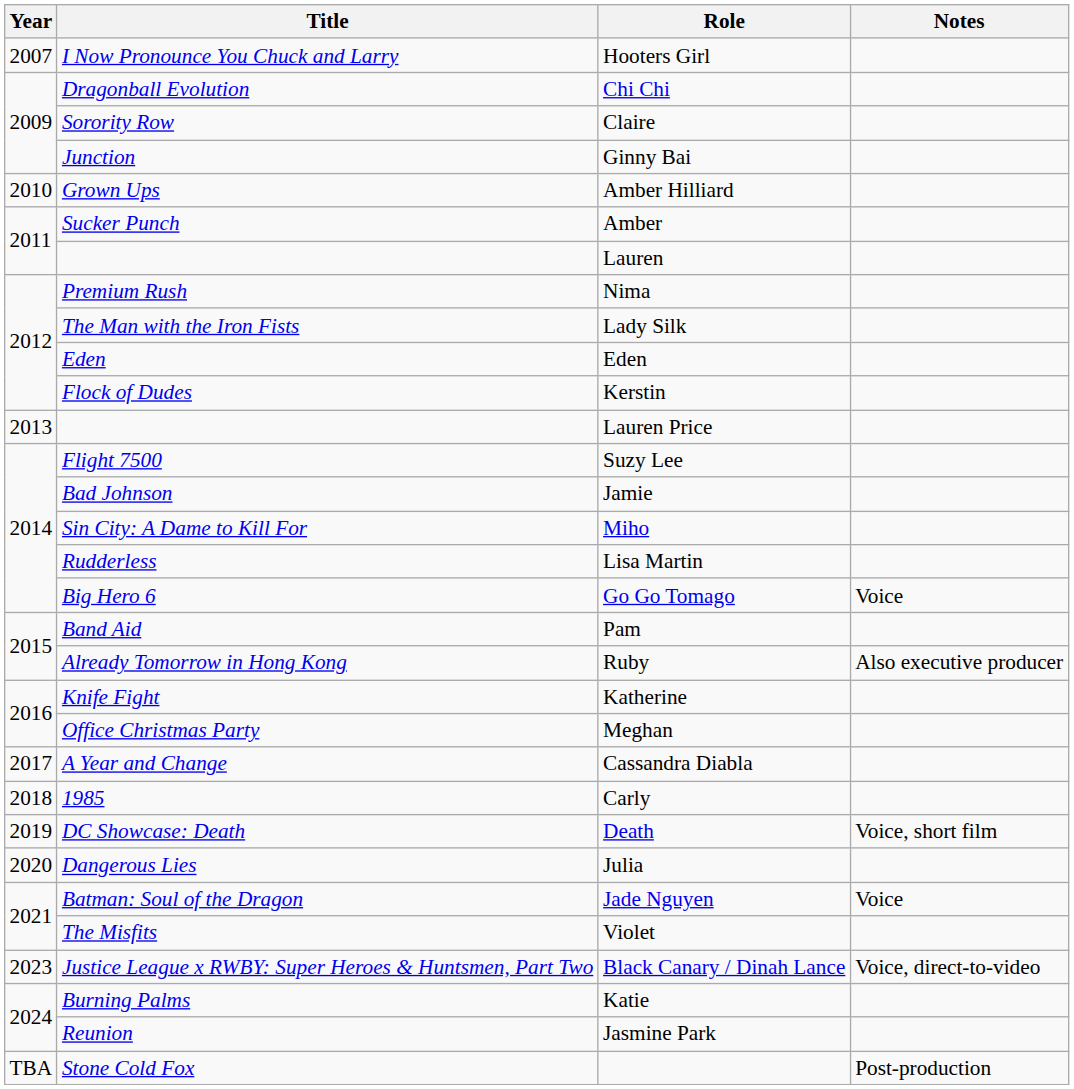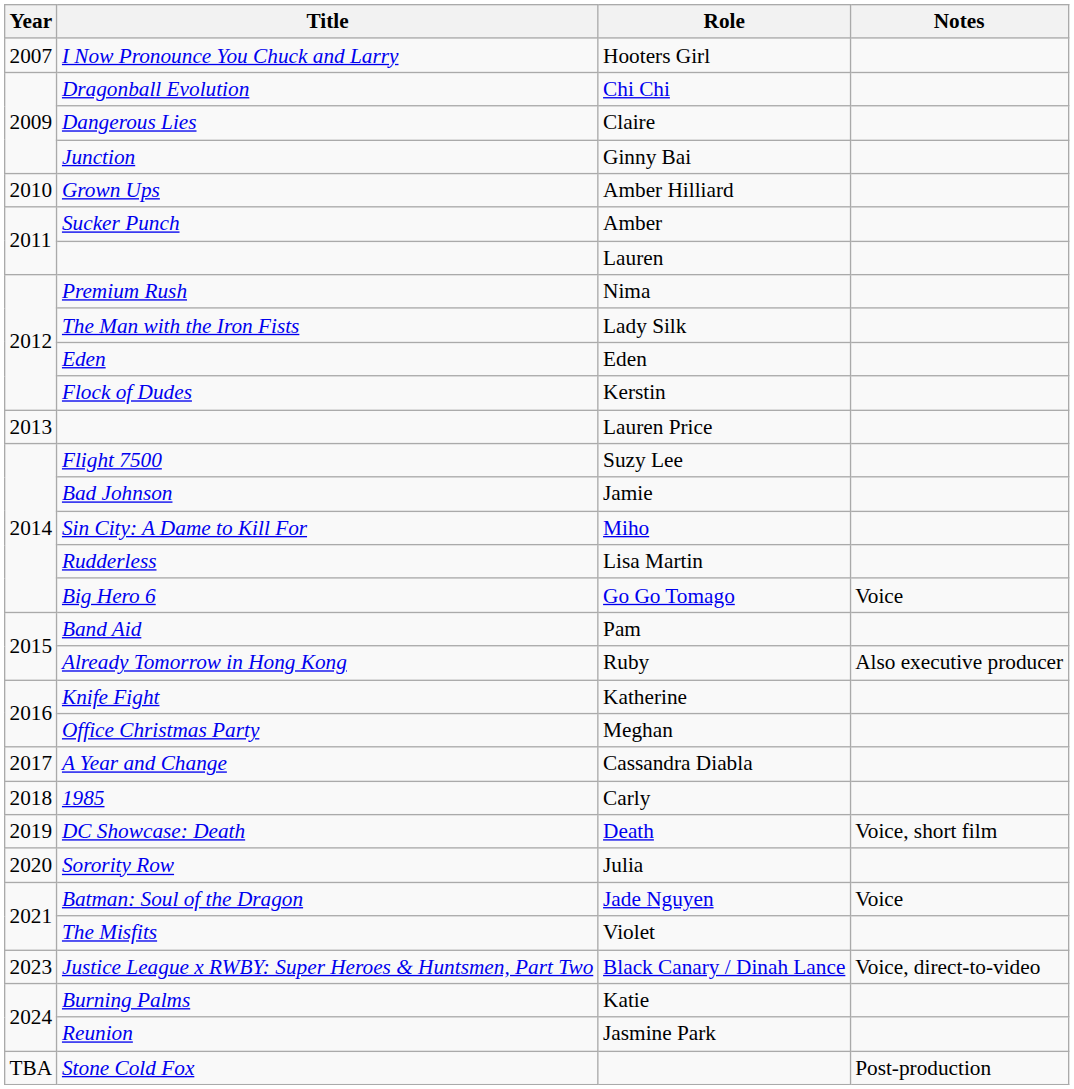(118, 122) Sorority Row -> (129, 122) Dangerous Lies
(129, 865) Dangerous Lies -> (118, 865) Sorority Row
